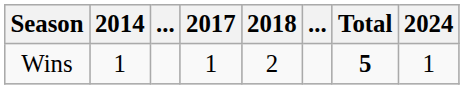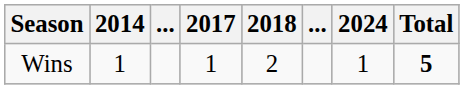columns swapped: (429, 24) <-> (365, 24)
